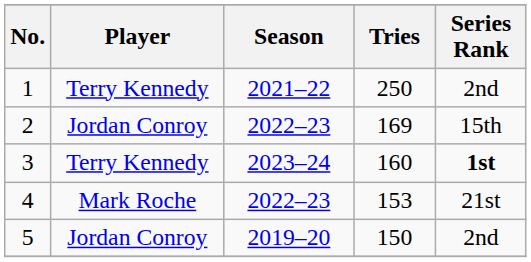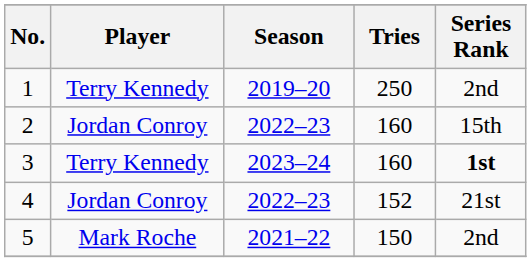(289, 87) 2021–22 -> (289, 87) 2019–20
(395, 125) 169 -> (395, 125) 160
(137, 200) Mark Roche -> (137, 200) Jordan Conroy
(395, 200) 153 -> (395, 200) 152
(137, 237) Jordan Conroy -> (137, 237) Mark Roche
(289, 237) 2019–20 -> (289, 237) 2021–22
